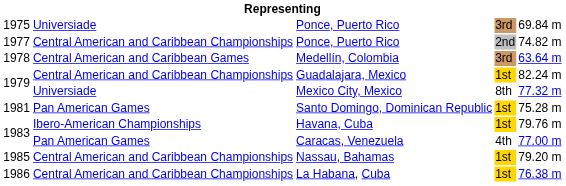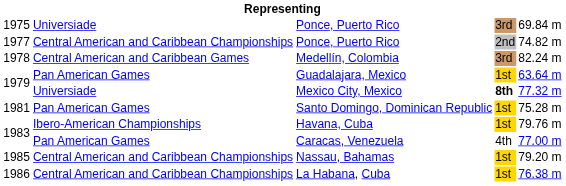(540, 58) 63.64 m -> (540, 58) 82.24 m
(163, 75) Central American and Caribbean Championships -> (91, 75) Pan American Games
(540, 75) 82.24 m -> (540, 75) 63.64 m
(504, 91) normal -> (504, 91) bold
